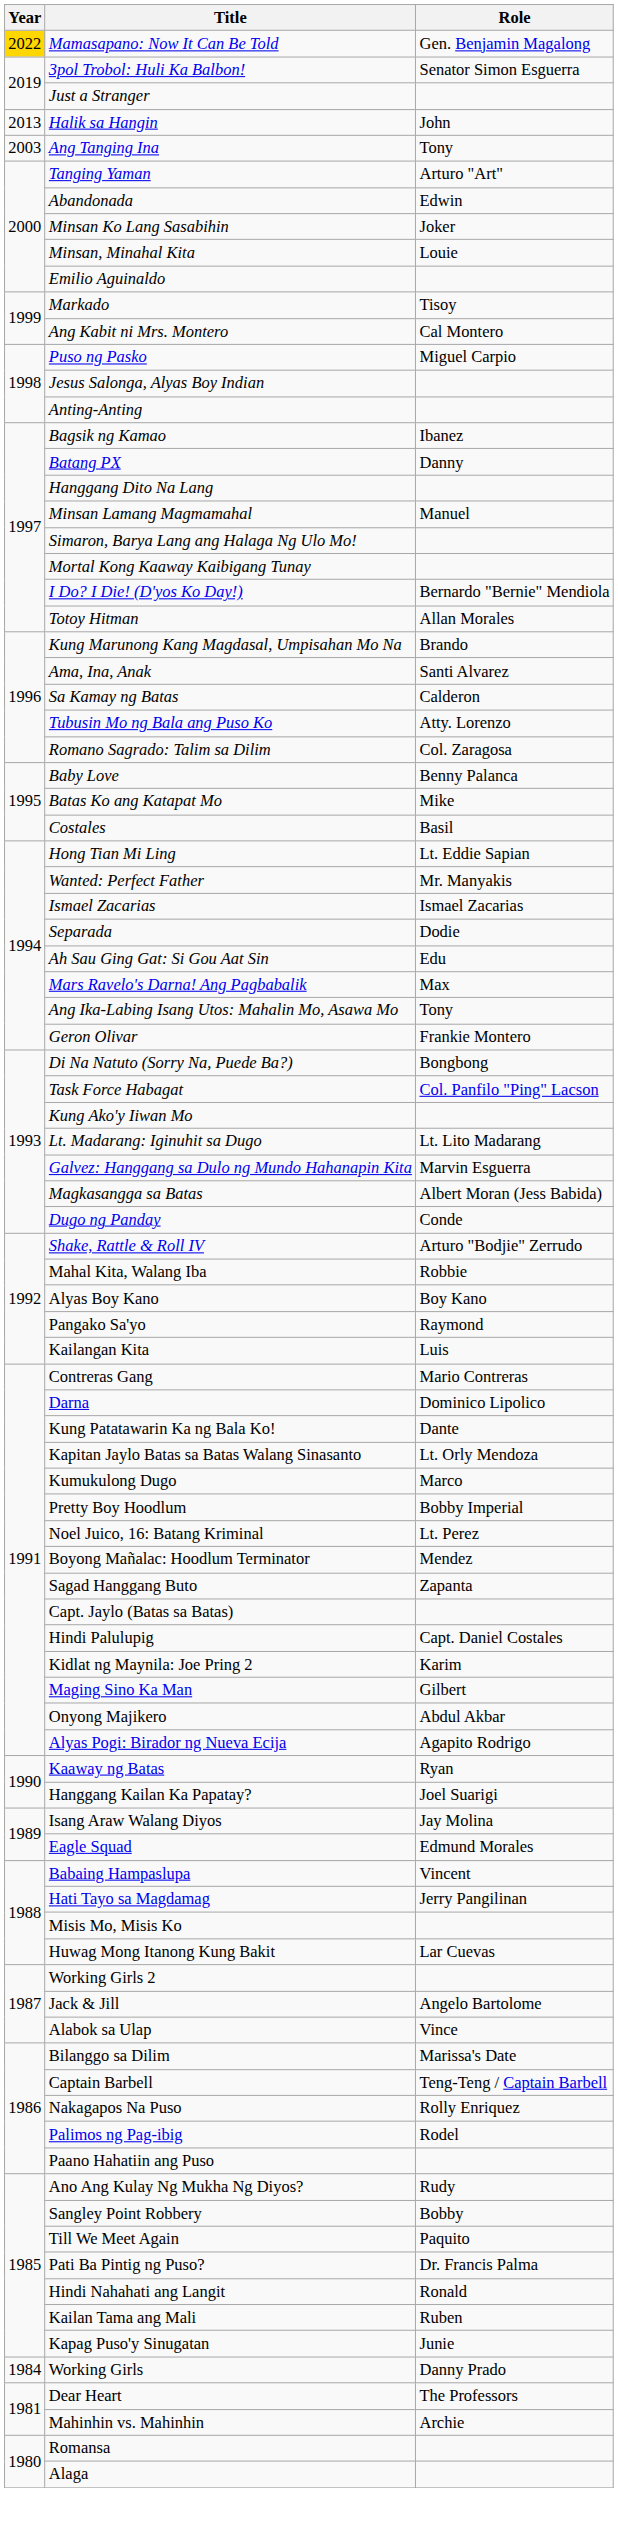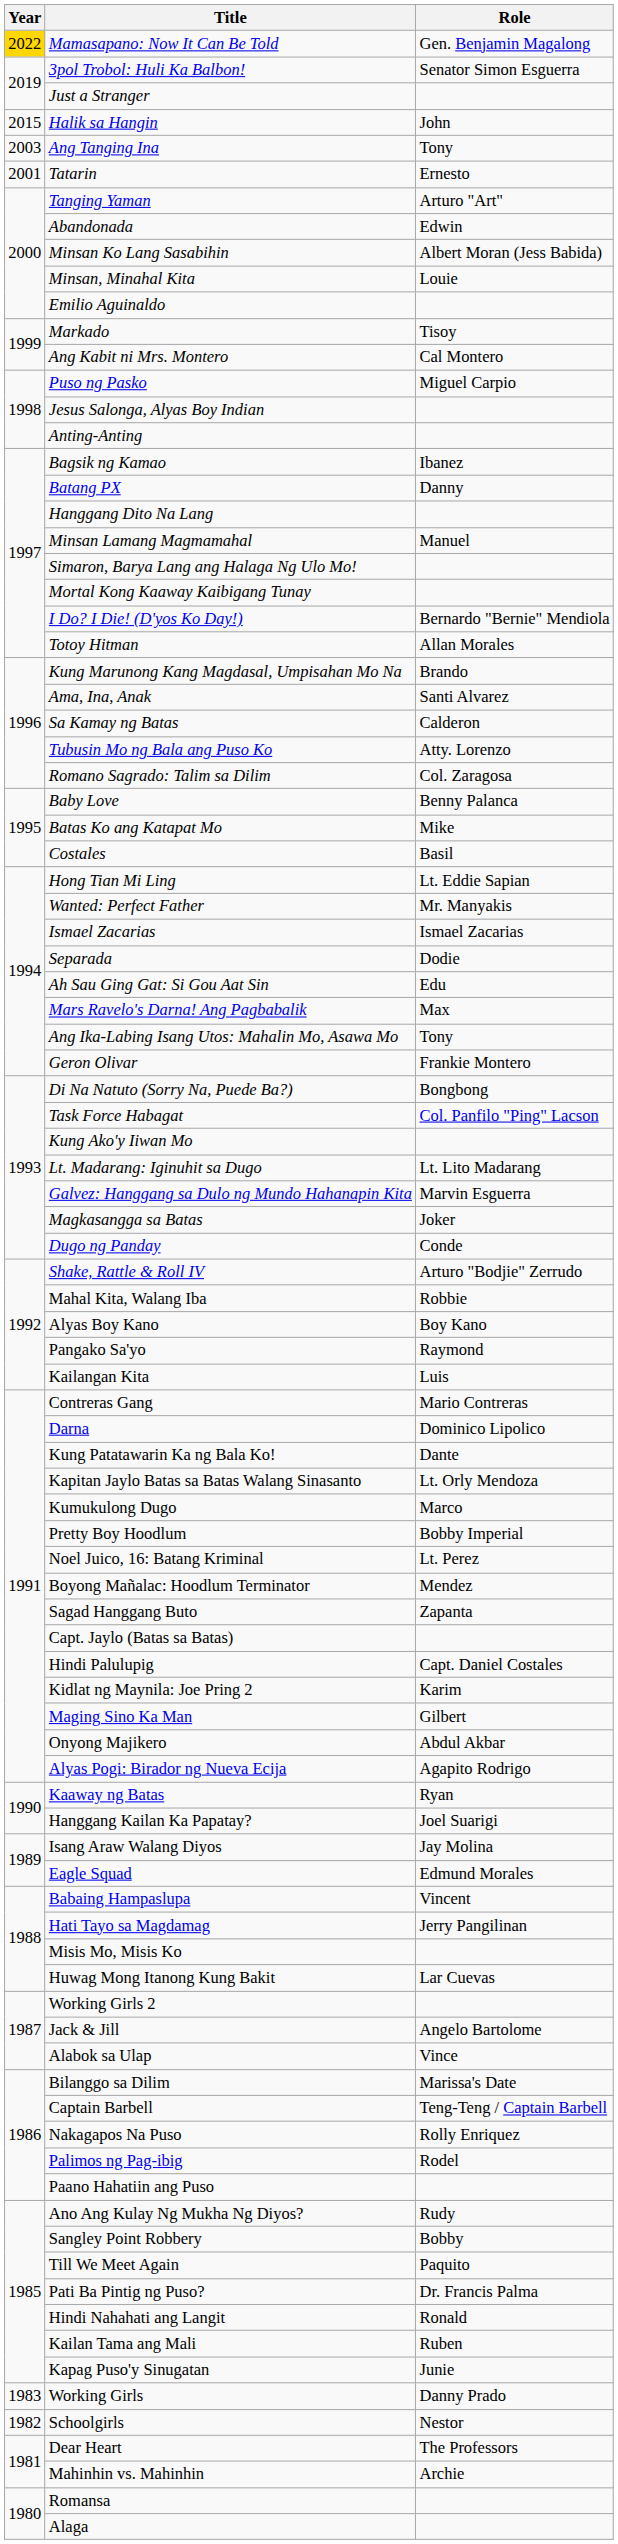(25, 122) 2013 -> (25, 122) 2015
+ row: (73, 174)
(437, 226) Joker -> (511, 252) Albert Moran (Jess Babida)
(511, 1193) Albert Moran (Jess Babida) -> (437, 1219) Joker
(25, 2369) 1984 -> (25, 2395) 1983
+ row: (86, 2422)
